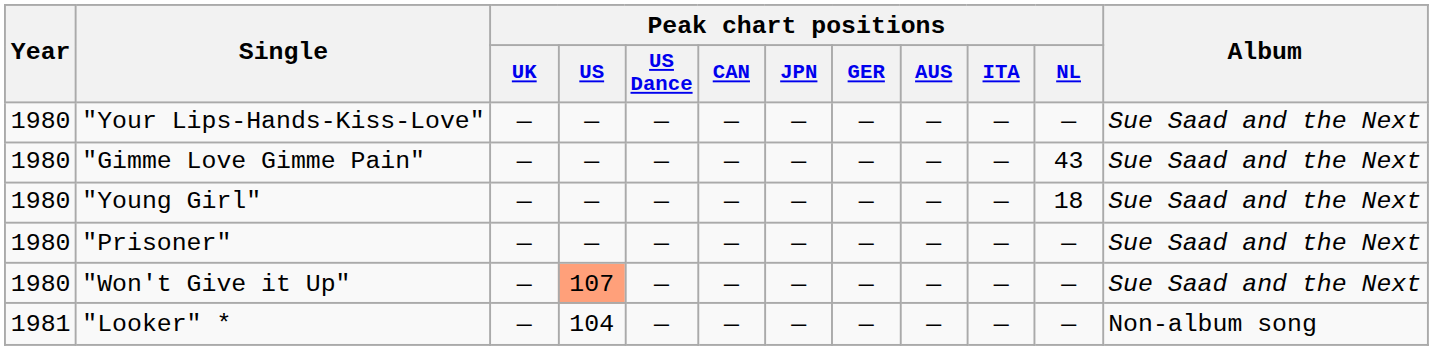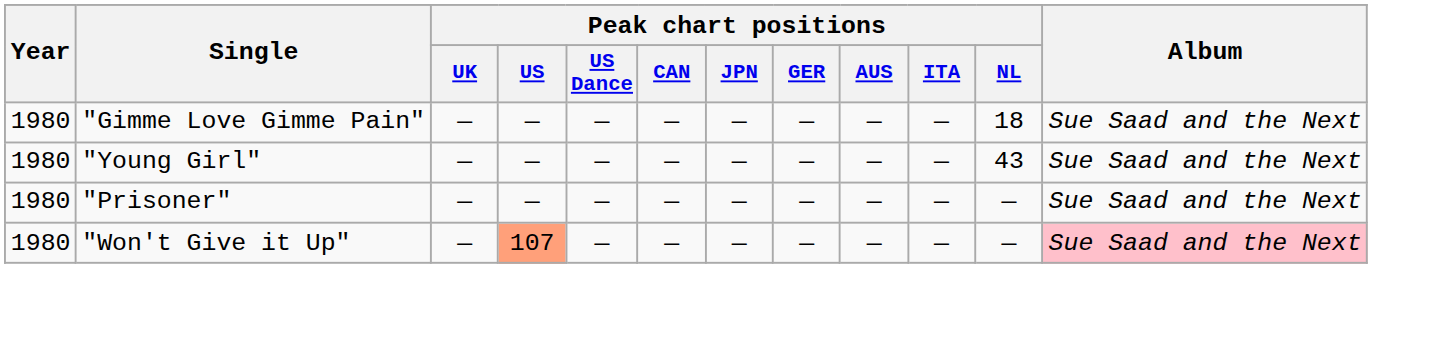- row: (283, 122)
(1069, 162) 43 -> (1009, 122) 18
(1069, 203) 18 -> (1009, 162) 43
(1265, 284) no background -> (1205, 243) pink background
- row: (157, 324)
